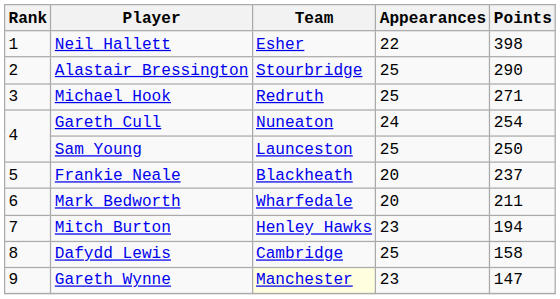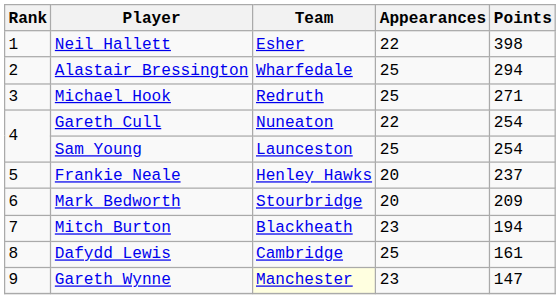(309, 70) Stourbridge -> (304, 70) Wharfedale
(508, 70) 290 -> (508, 70) 294
(389, 123) 24 -> (389, 123) 22
(508, 149) 250 -> (508, 149) 254
(304, 175) Blackheath -> (314, 175) Henley Hawks
(304, 202) Wharfedale -> (309, 202) Stourbridge
(508, 202) 211 -> (508, 202) 209
(314, 228) Henley Hawks -> (304, 228) Blackheath
(508, 254) 158 -> (508, 254) 161
